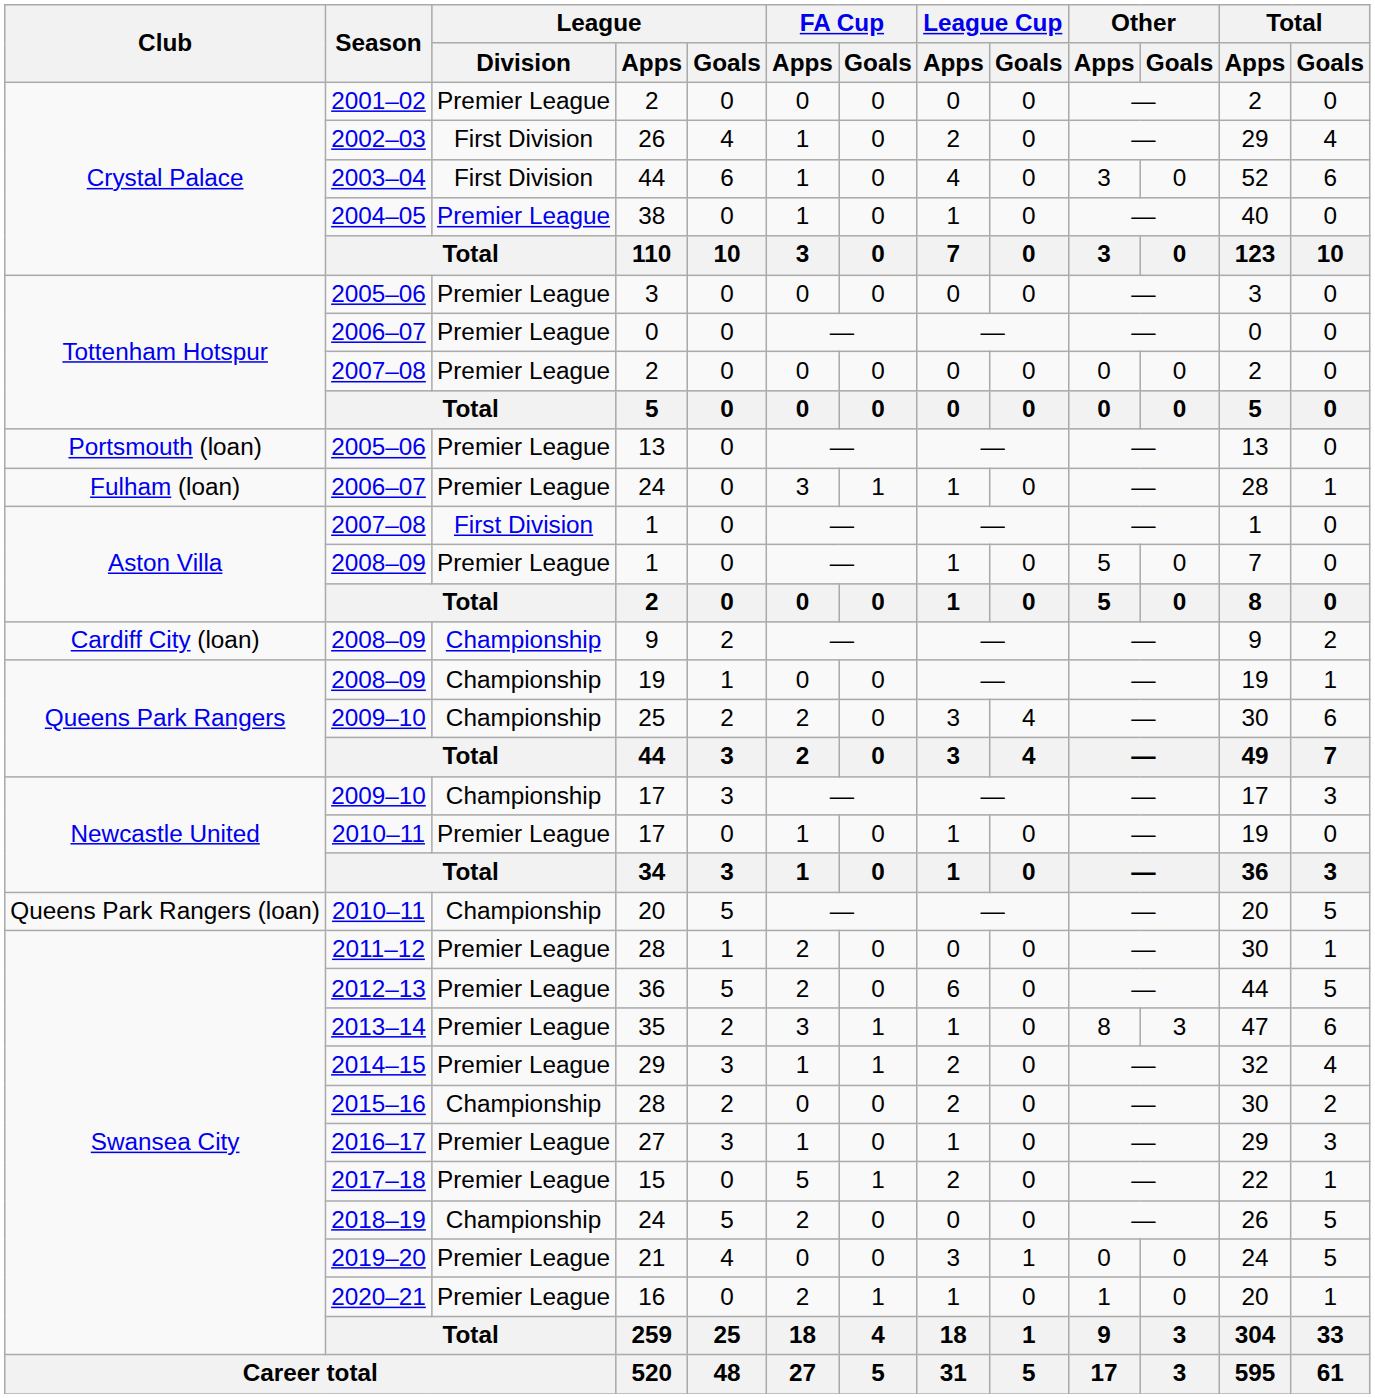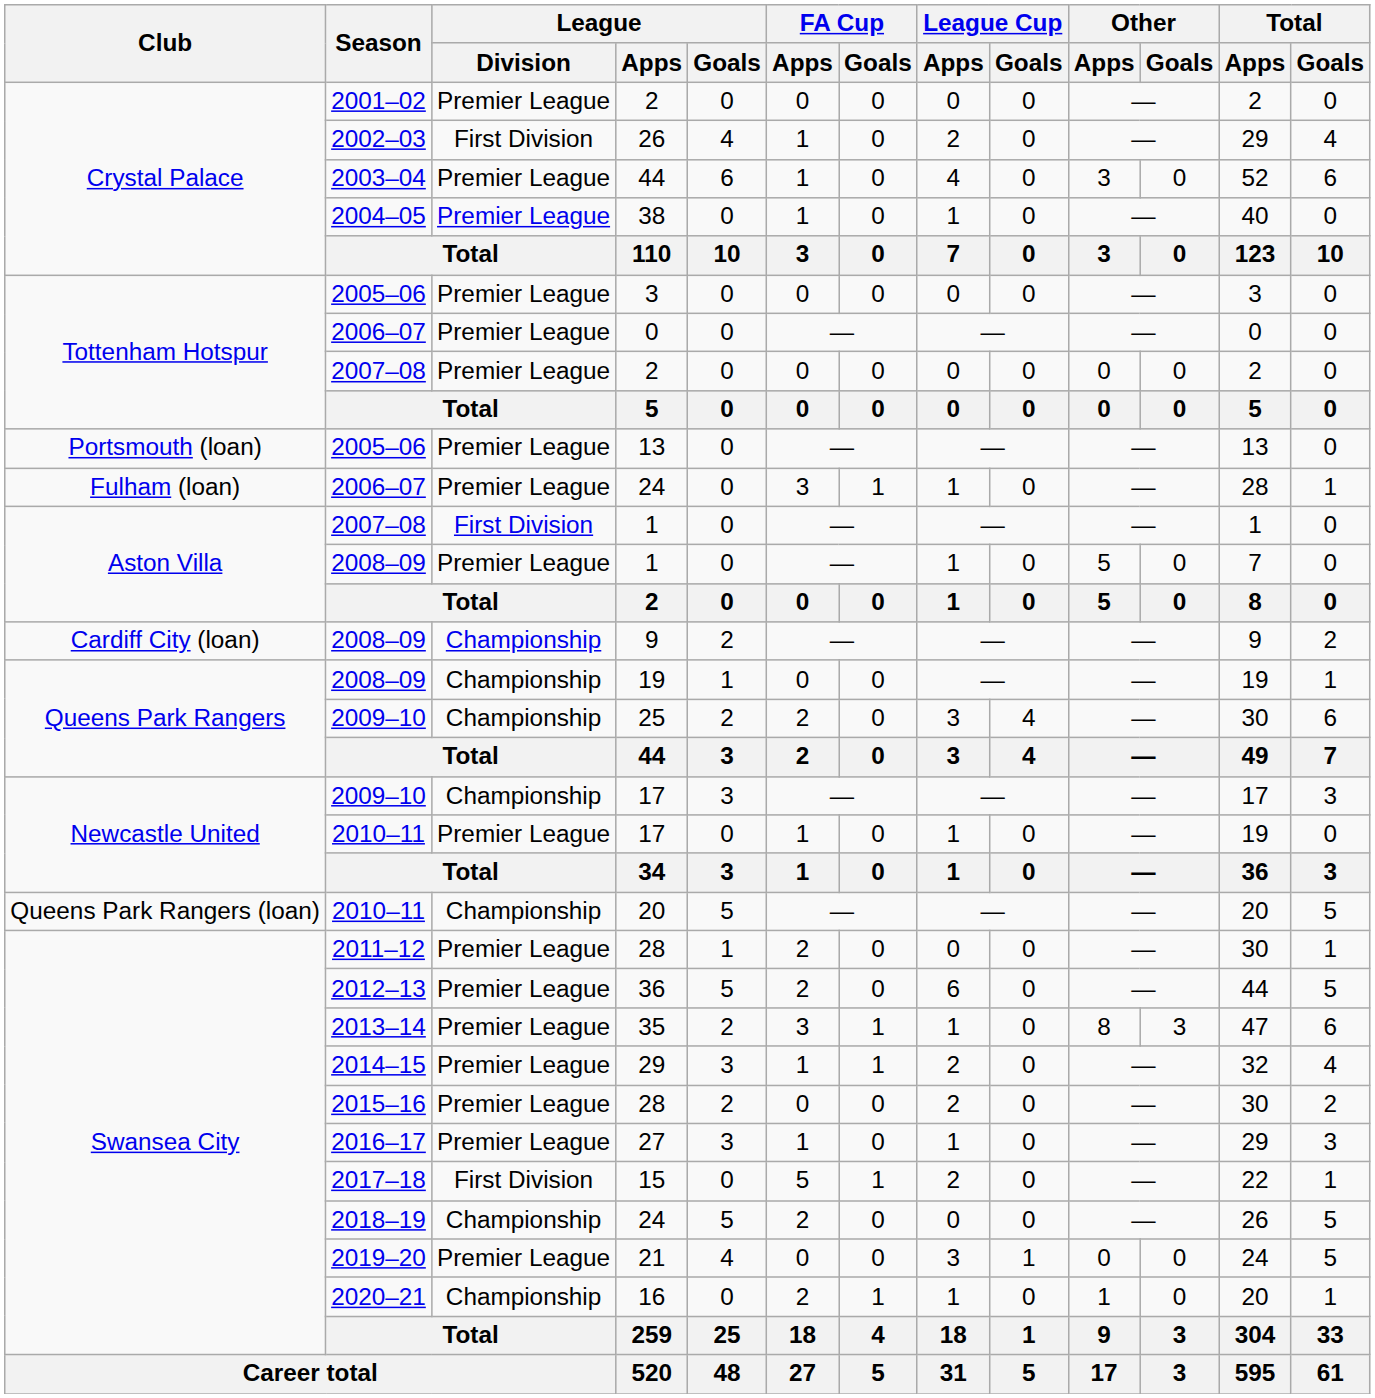(524, 178) First Division -> (524, 178) Premier League
(524, 1103) Championship -> (524, 1103) Premier League
(524, 1180) Premier League -> (524, 1180) First Division
(524, 1296) Premier League -> (524, 1296) Championship
